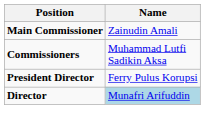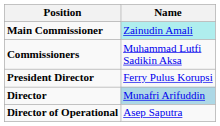(143, 30) no background -> (158, 30) paleturquoise background
+ row: (62, 113)
